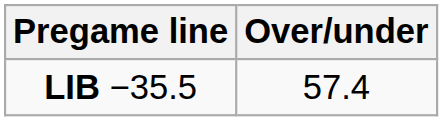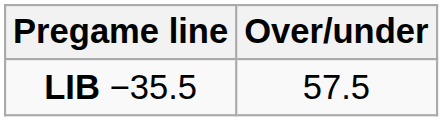(336, 86) 57.4 -> (336, 86) 57.5
